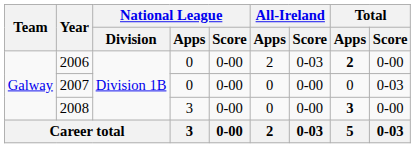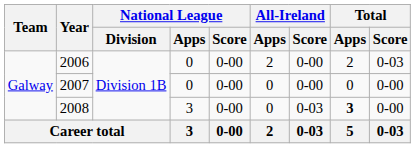(310, 62) 0-03 -> (310, 62) 0-00
(350, 62) bold -> (350, 62) normal
(390, 62) 0-00 -> (390, 62) 0-03
(390, 85) 0-03 -> (390, 85) 0-00
(310, 108) 0-00 -> (310, 108) 0-03
